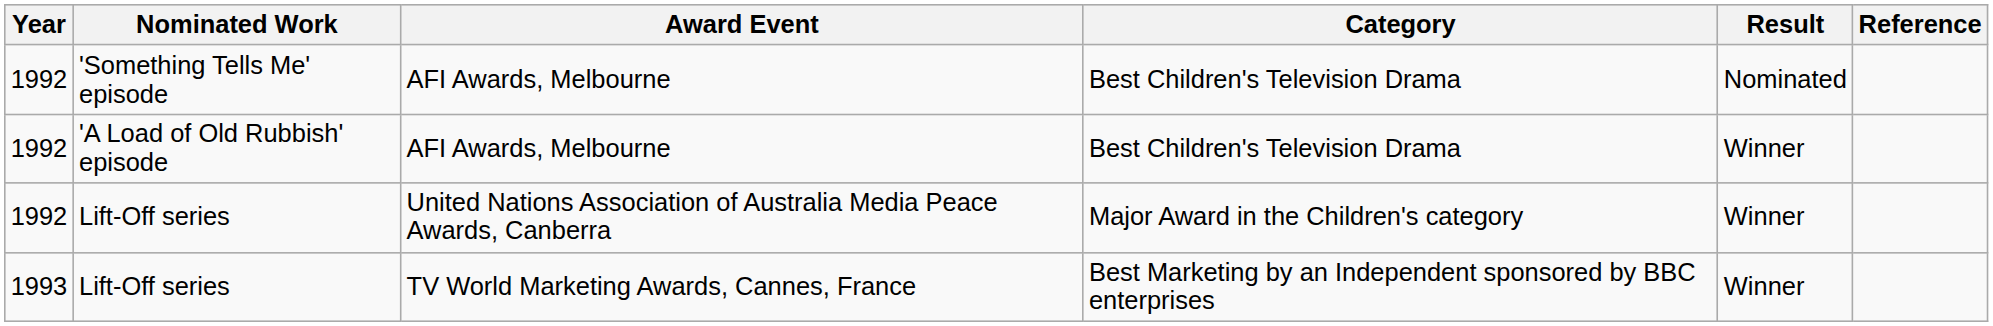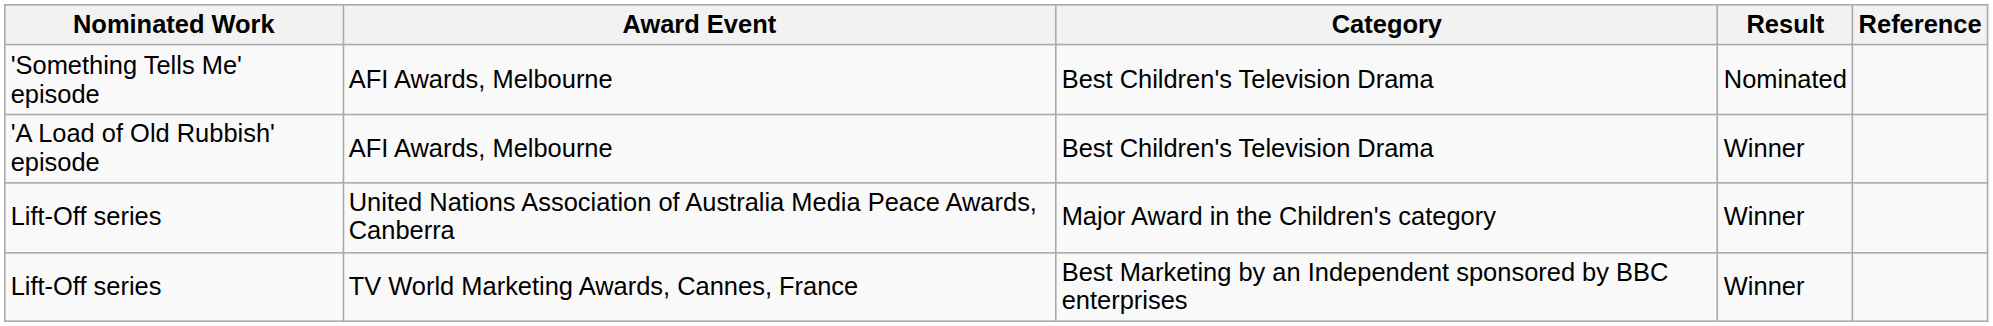- column: (39, 24)
